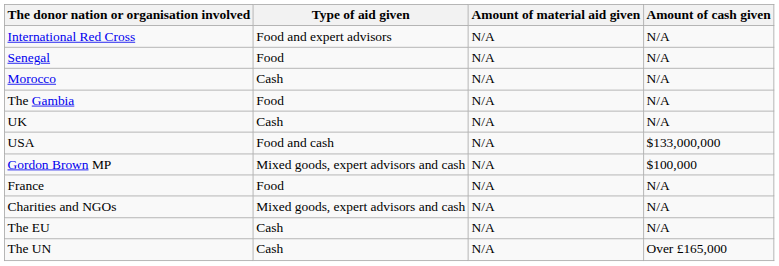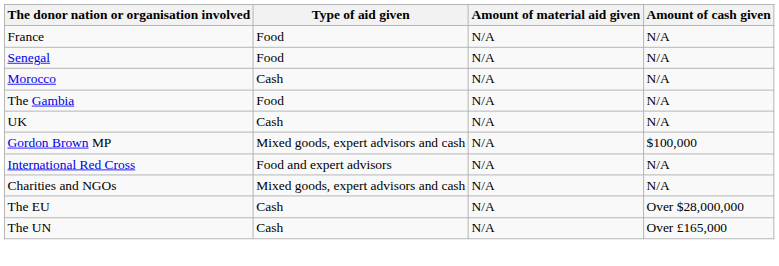rows swapped: (26, 185) <-> (71, 36)
- row: (21, 143)
(658, 228) N/A -> (695, 206) Over $28,000,000
